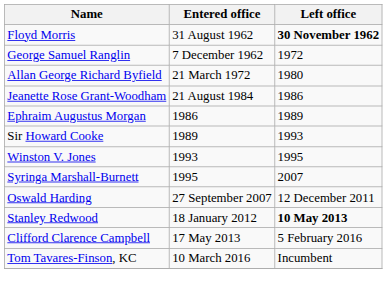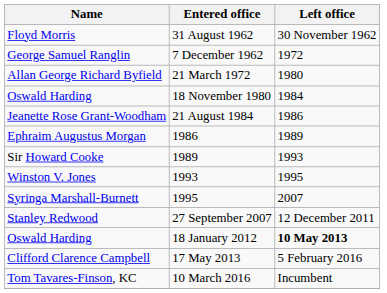(328, 34) bold -> (327, 34) normal
+ row: (222, 95)
(49, 197) Oswald Harding -> (53, 217) Stanley Redwood
(53, 217) Stanley Redwood -> (49, 237) Oswald Harding
